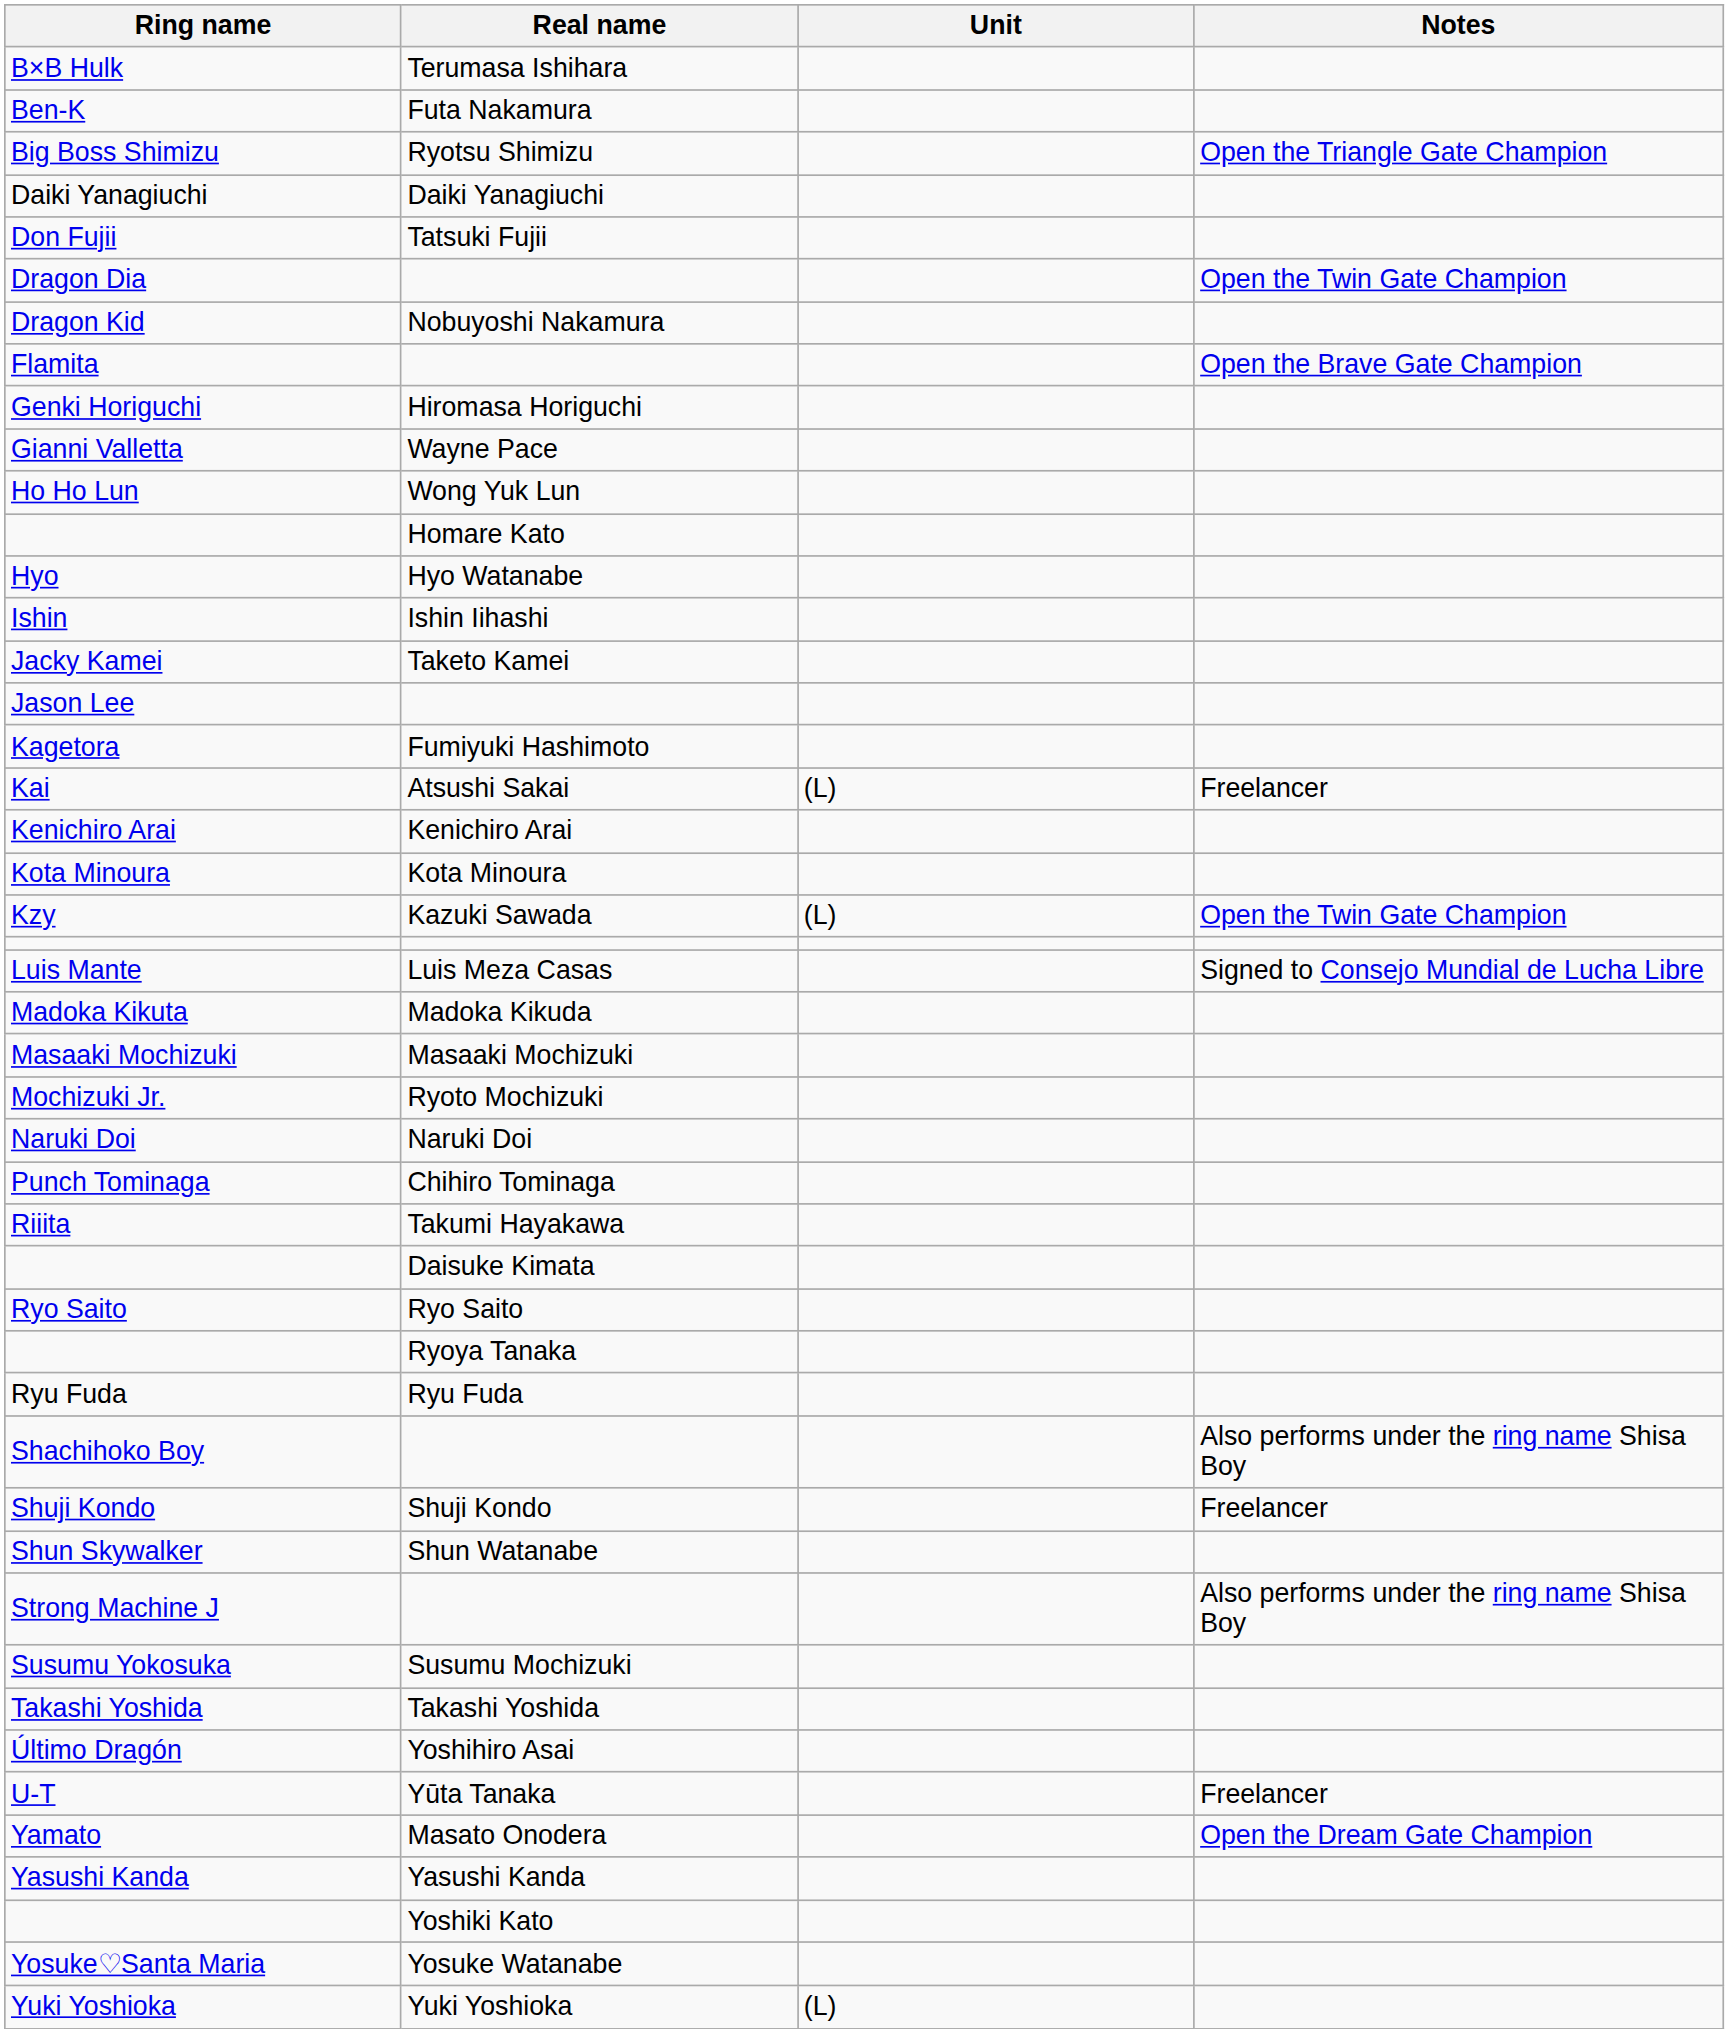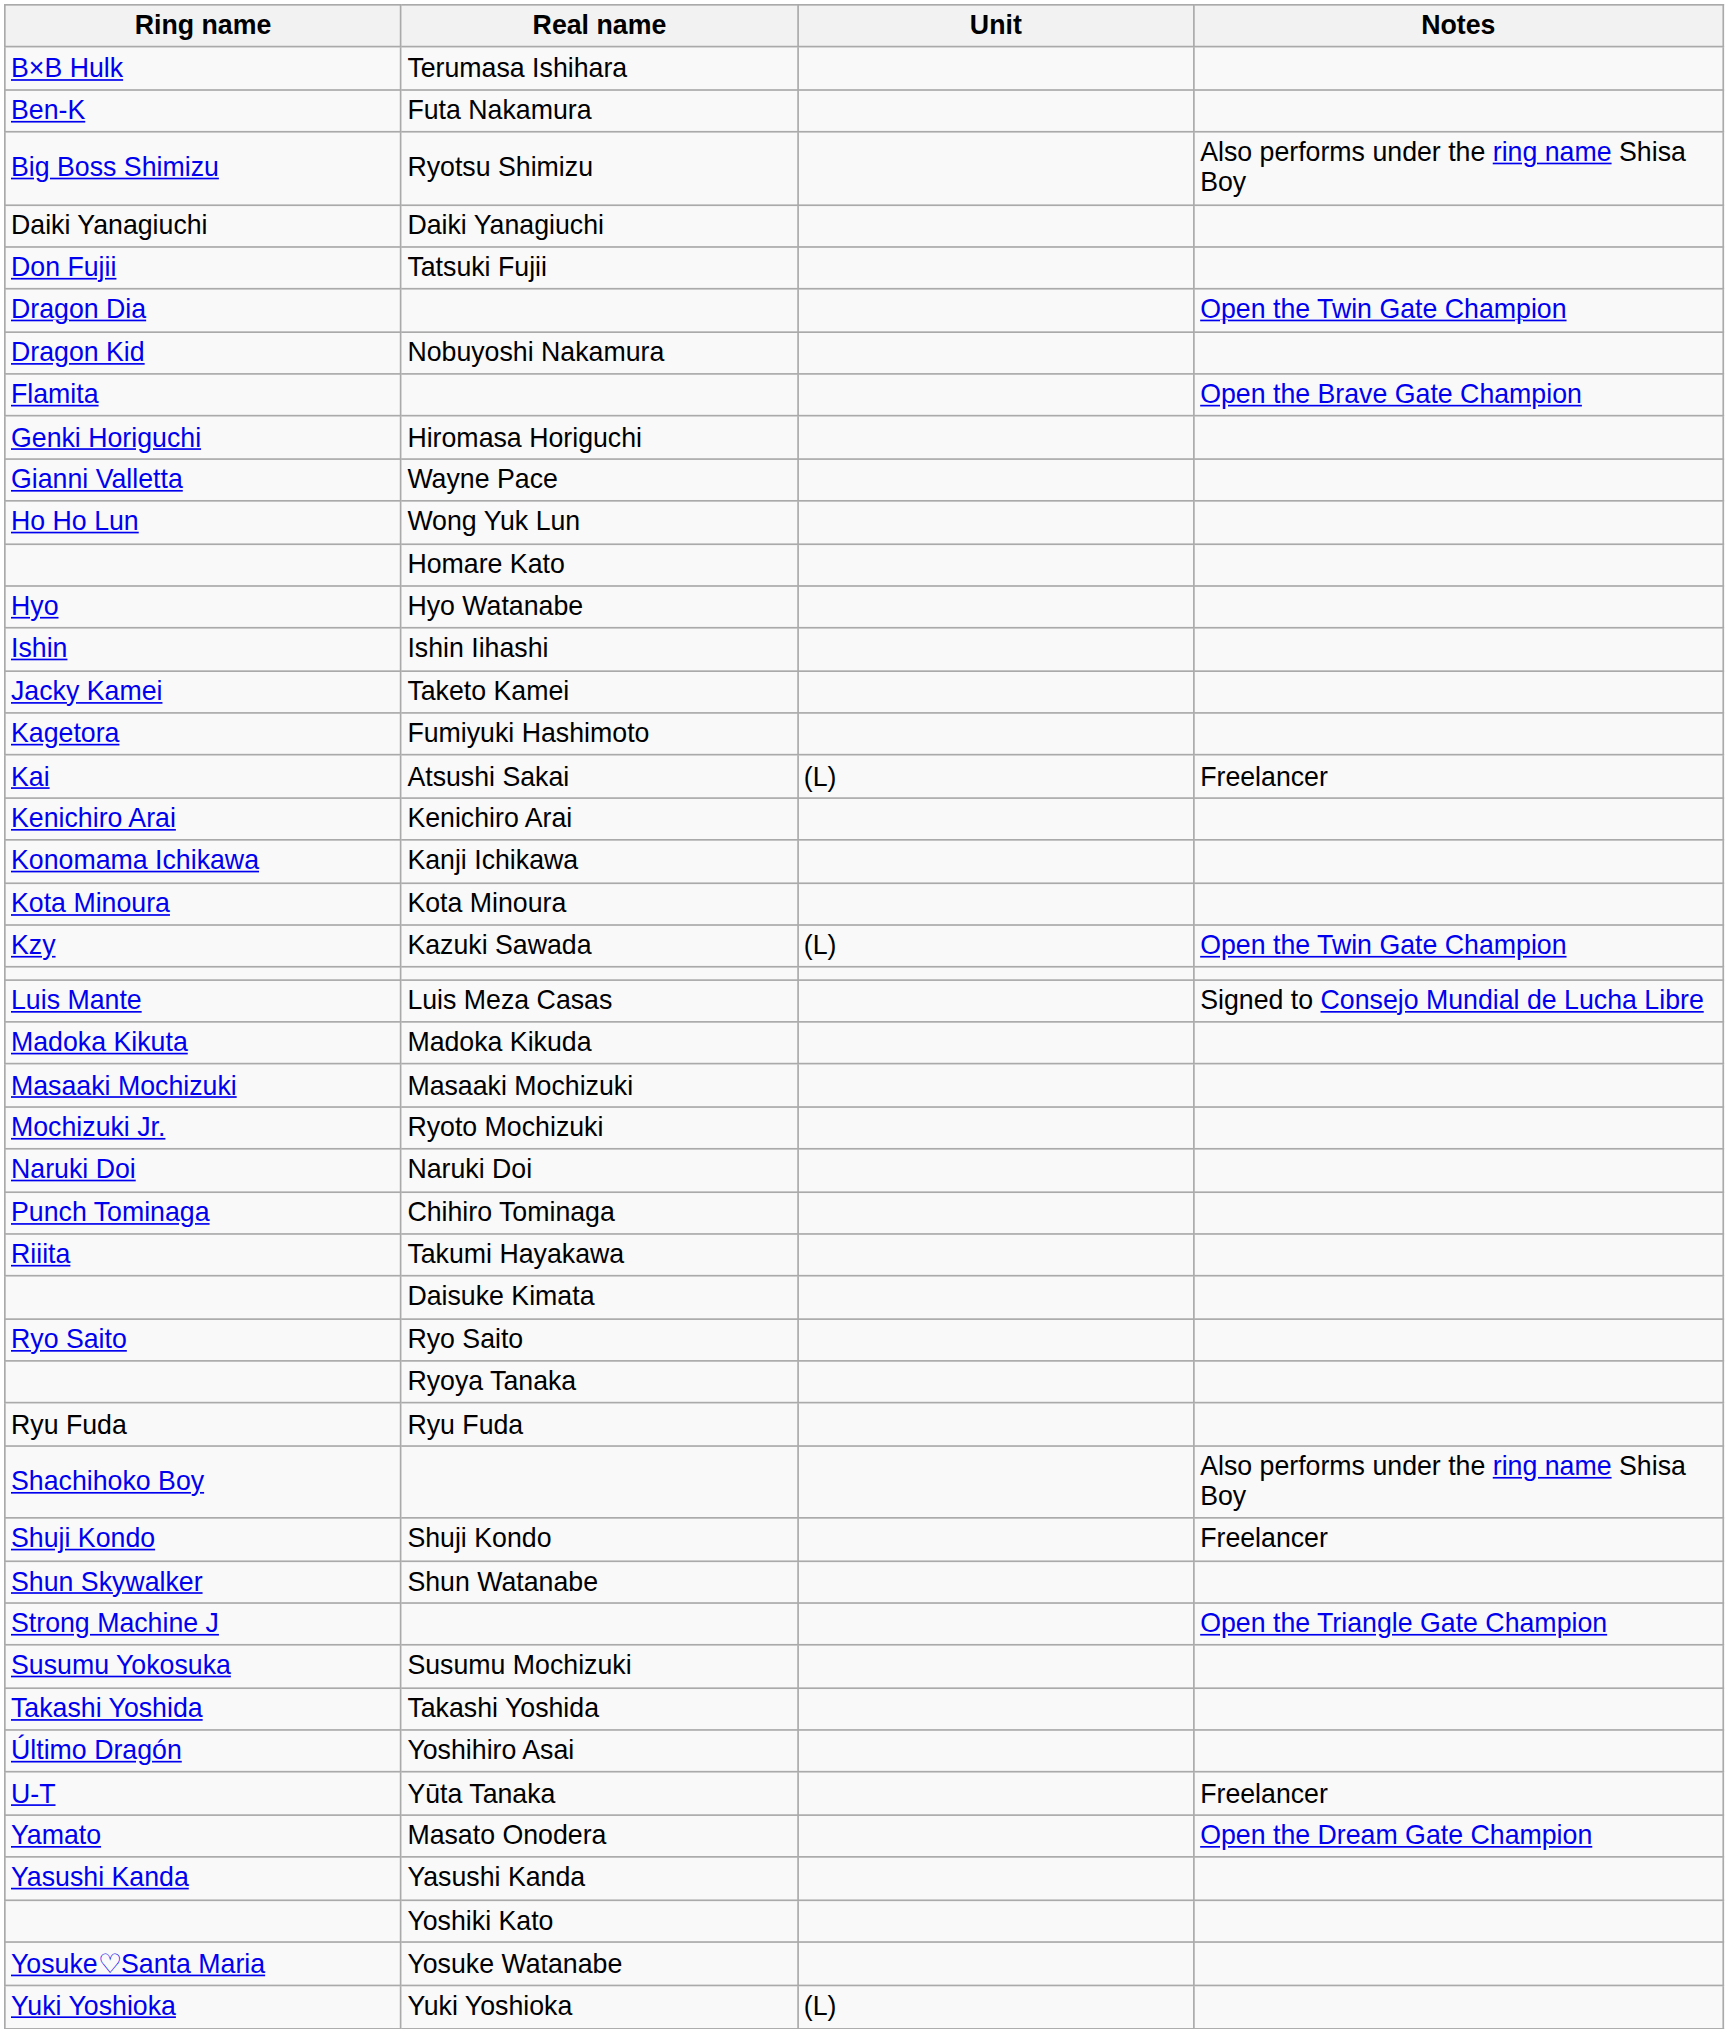(1404, 152) Open the Triangle Gate Champion -> (1443, 167) Also performs under the ring name Shisa Boy
- row: (73, 703)
+ row: (135, 860)
(1443, 1608) Also performs under the ring name Shisa Boy -> (1404, 1623) Open the Triangle Gate Champion
